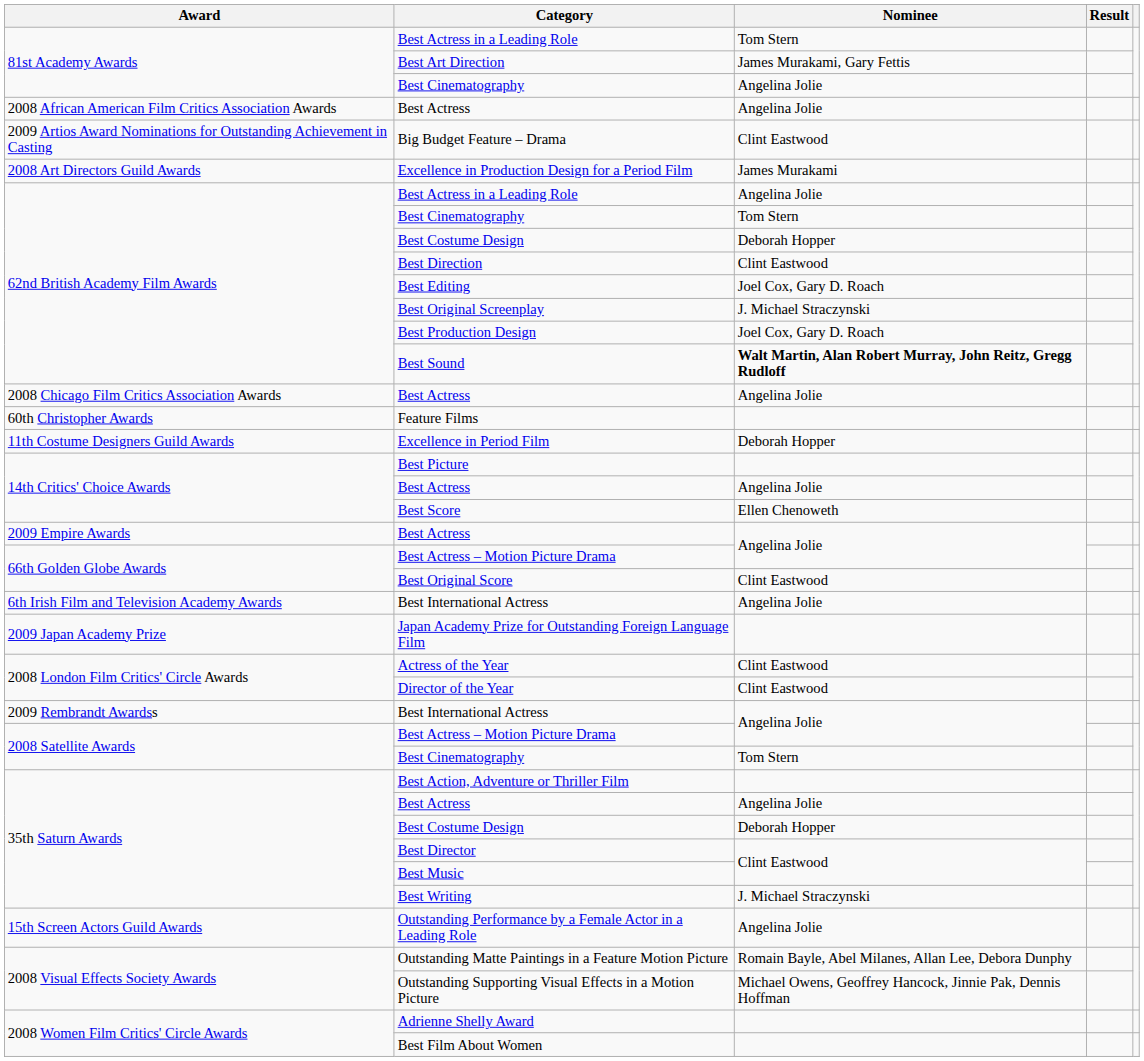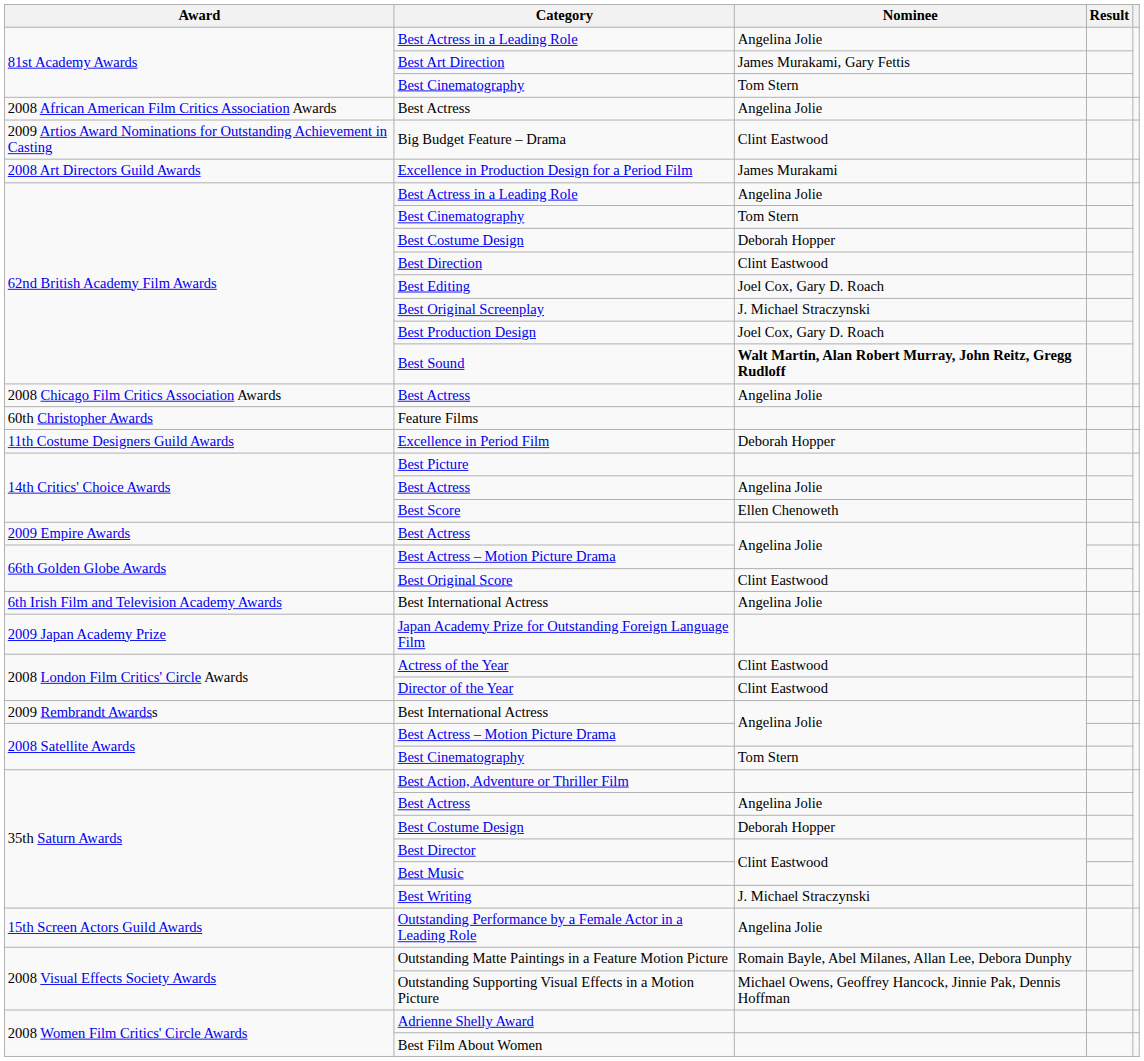(768, 39) Tom Stern -> (780, 39) Angelina Jolie
(780, 85) Angelina Jolie -> (768, 85) Tom Stern
